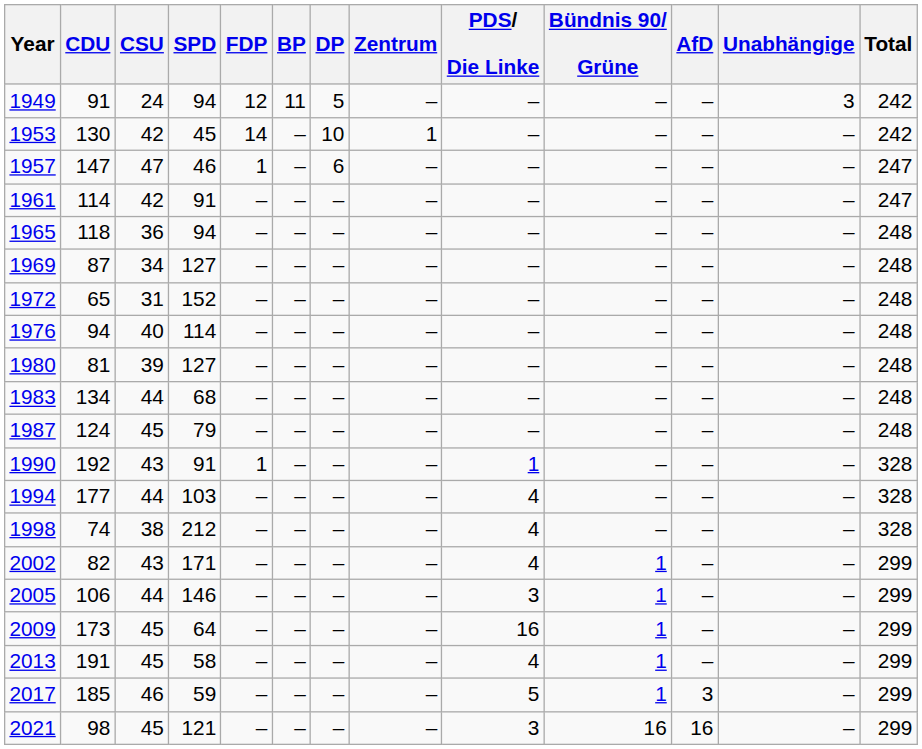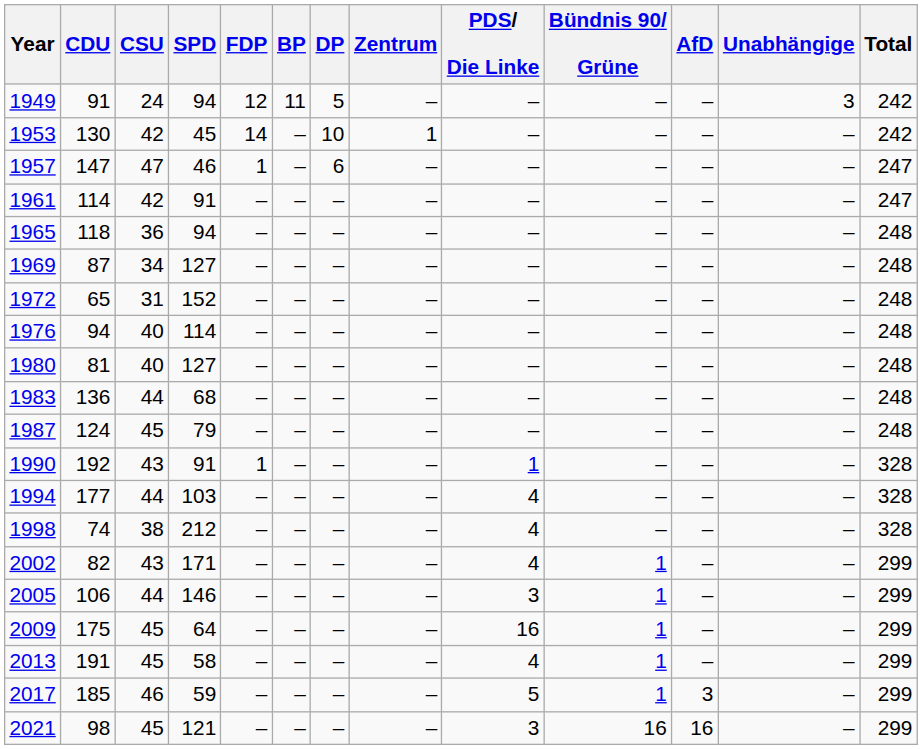(152, 364) 39 -> (152, 364) 40
(93, 397) 134 -> (93, 397) 136
(93, 628) 173 -> (93, 628) 175
